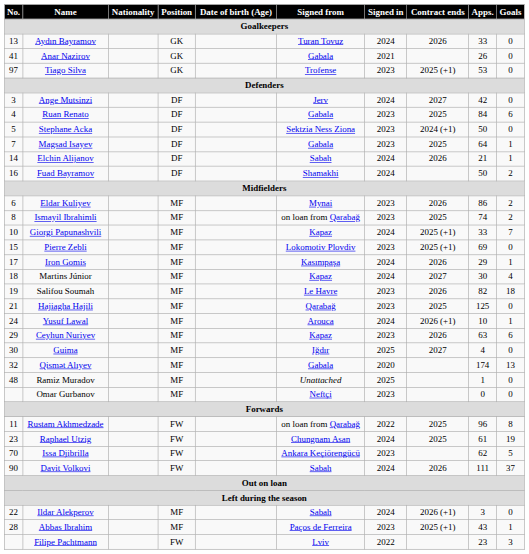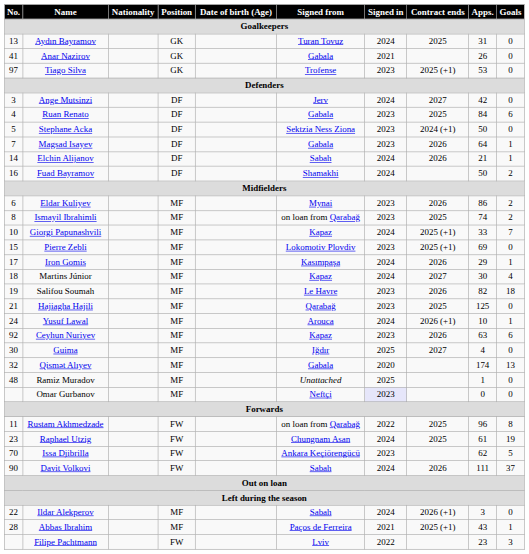(438, 41) 2026 -> (438, 41) 2025
(483, 41) 33 -> (483, 41) 31
(438, 144) 2025 -> (438, 144) 2026
(14, 336) 29 -> (14, 336) 92
(386, 395) no background -> (386, 395) lavender background
(386, 527) 2023 -> (386, 527) 2021
